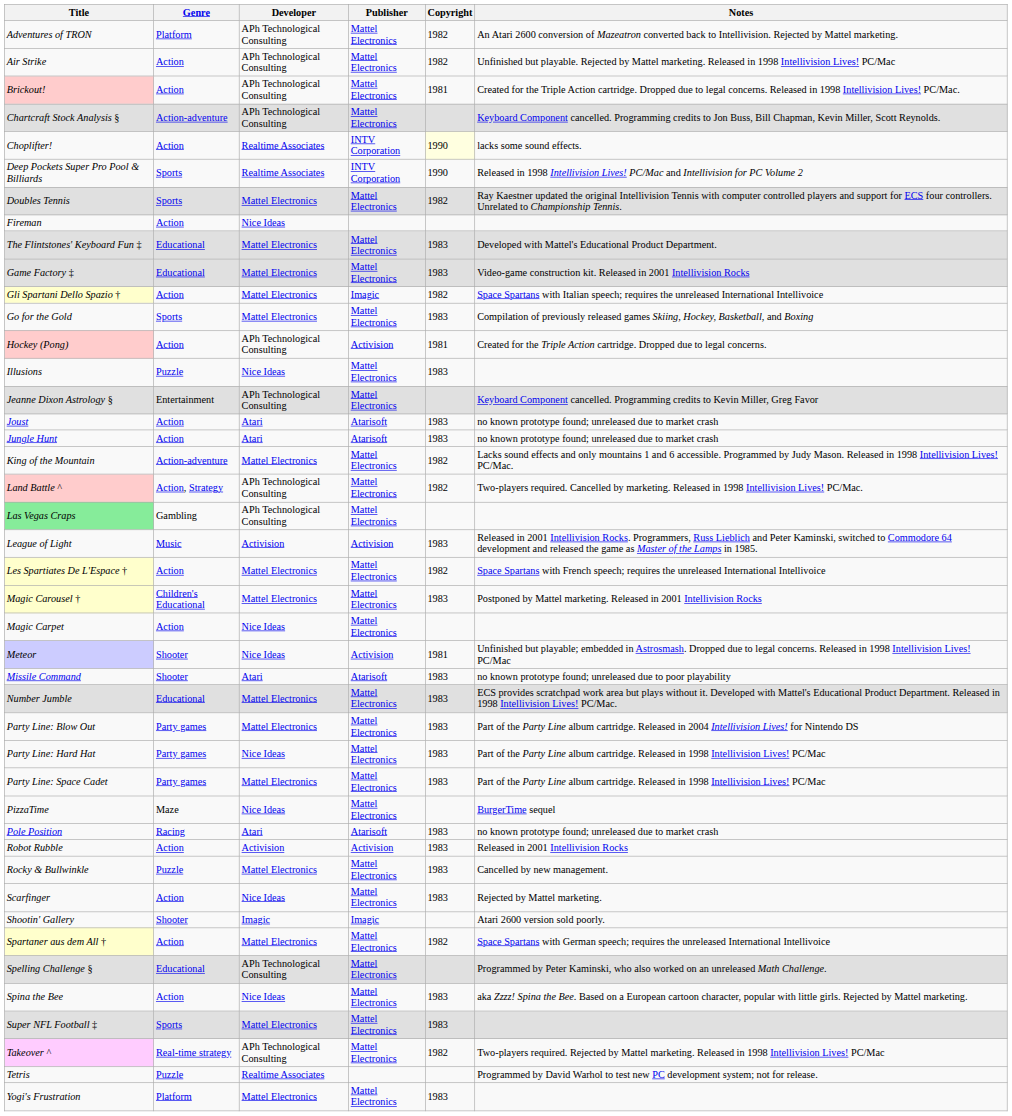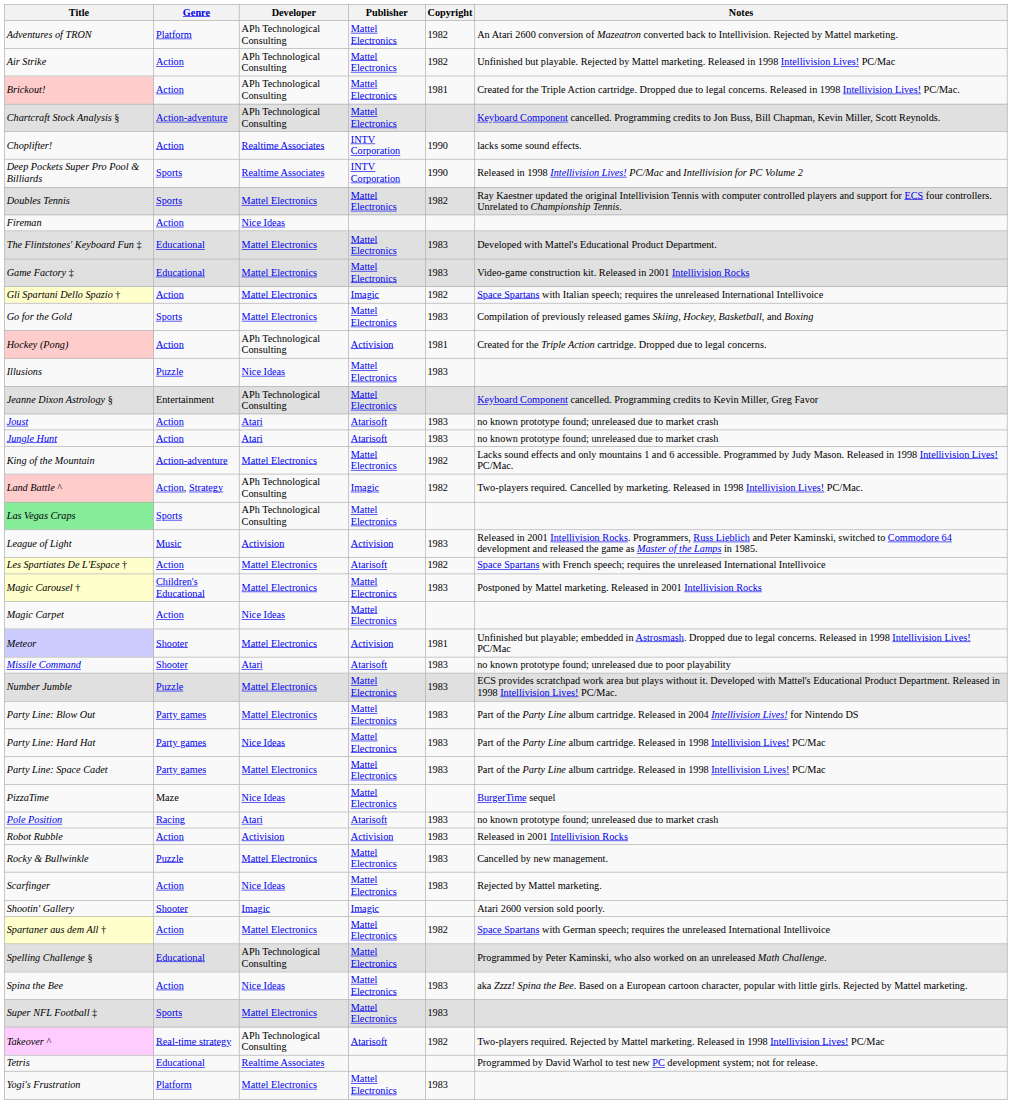(438, 145) lightyellow background -> (438, 145) no background
(374, 488) Mattel Electronics -> (365, 488) Imagic
(176, 515) Gambling -> (169, 515) Sports
(374, 571) Mattel Electronics -> (369, 565) Atarisoft
(263, 654) Nice Ideas -> (279, 643) Mattel Electronics
(180, 698) Educational -> (170, 687) Puzzle
(374, 1052) Mattel Electronics -> (369, 1041) Atarisoft
(170, 1074) Puzzle -> (180, 1063) Educational
